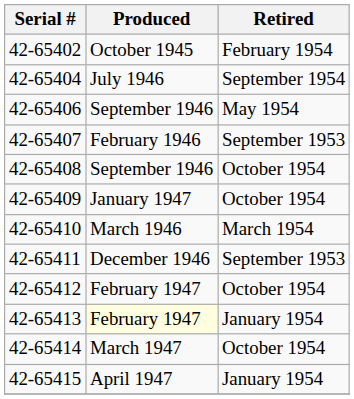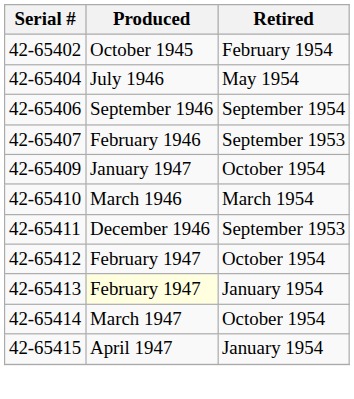(284, 79) September 1954 -> (260, 79) May 1954
(260, 109) May 1954 -> (284, 109) September 1954
- row: (45, 169)
